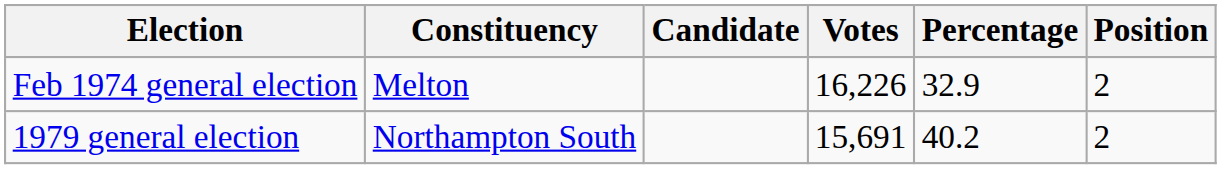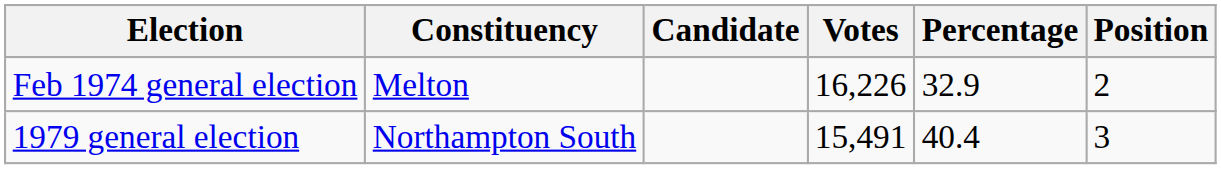(861, 136) 15,691 -> (861, 136) 15,491
(951, 136) 40.2 -> (951, 136) 40.4
(1102, 136) 2 -> (1102, 136) 3
